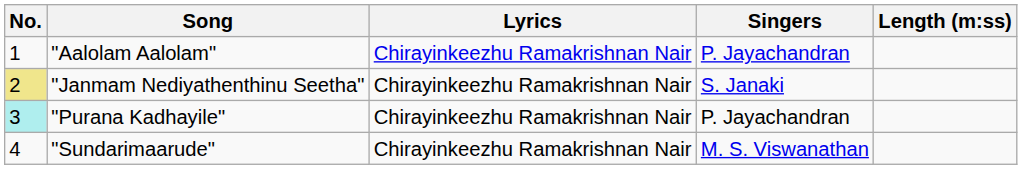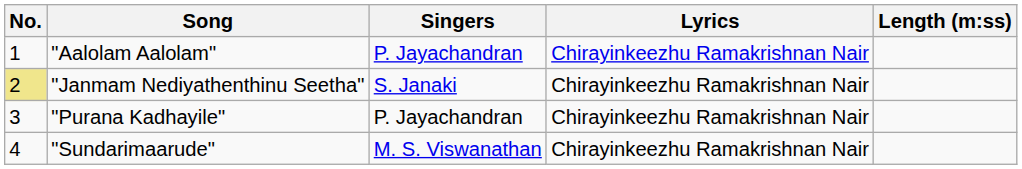columns swapped: (785, 21) <-> (533, 21)
(15, 117) paleturquoise background -> (15, 117) no background
